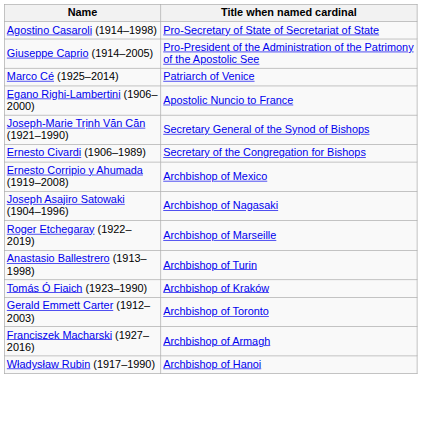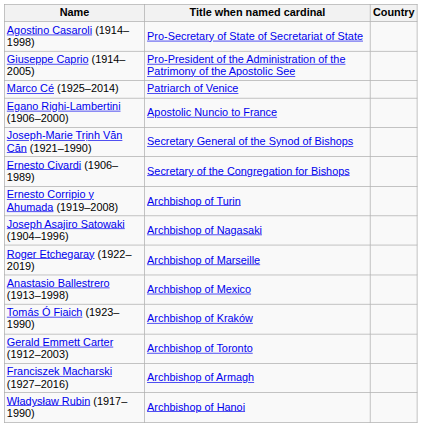+ column: (394, 13)
(215, 176) Archbishop of Mexico -> (194, 201) Archbishop of Turin
(210, 265) Archbishop of Turin -> (199, 289) Archbishop of Mexico
